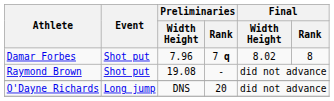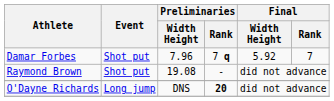(264, 56) 8.02 -> (264, 56) 5.92
(310, 56) 8 -> (310, 56) 7
(221, 88) normal -> (221, 88) bold
